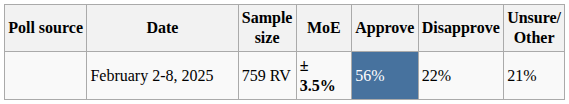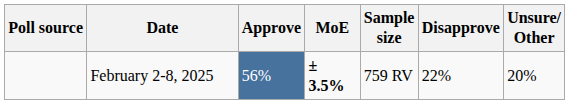columns swapped: (267, 28) <-> (385, 28)
(522, 75) 21% -> (522, 75) 20%
